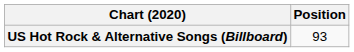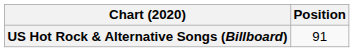(320, 36) 93 -> (320, 36) 91
